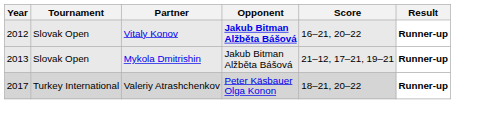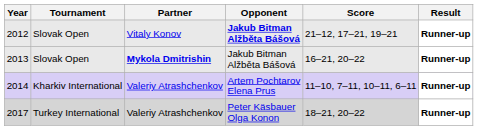(331, 33) 16–21, 20–22 -> (351, 33) 21–12, 17–21, 19–21
(162, 60) normal -> (169, 60) bold
(348, 60) 21–12, 17–21, 19–21 -> (335, 60) 16–21, 20–22
+ row: (18, 86)
